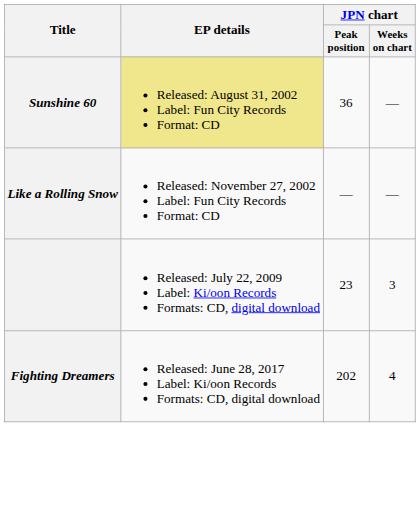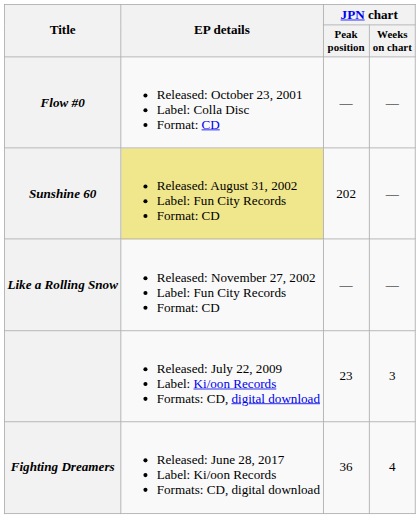+ row: (63, 102)
(346, 102) 36 -> (346, 193) 202
(346, 376) 202 -> (346, 467) 36
